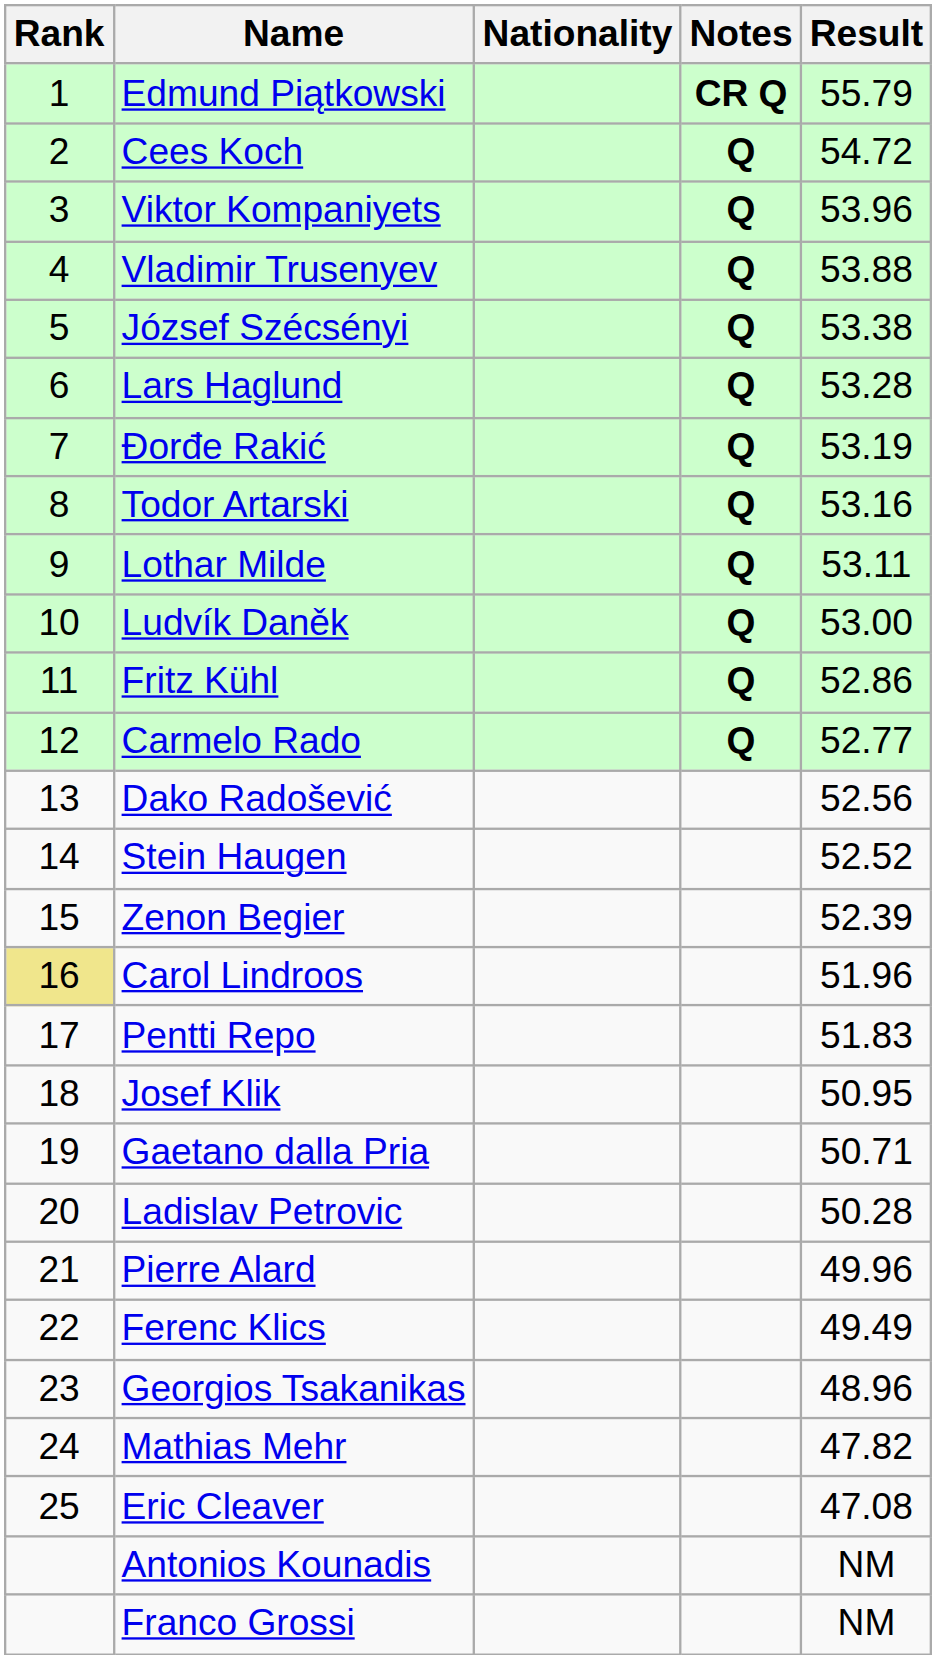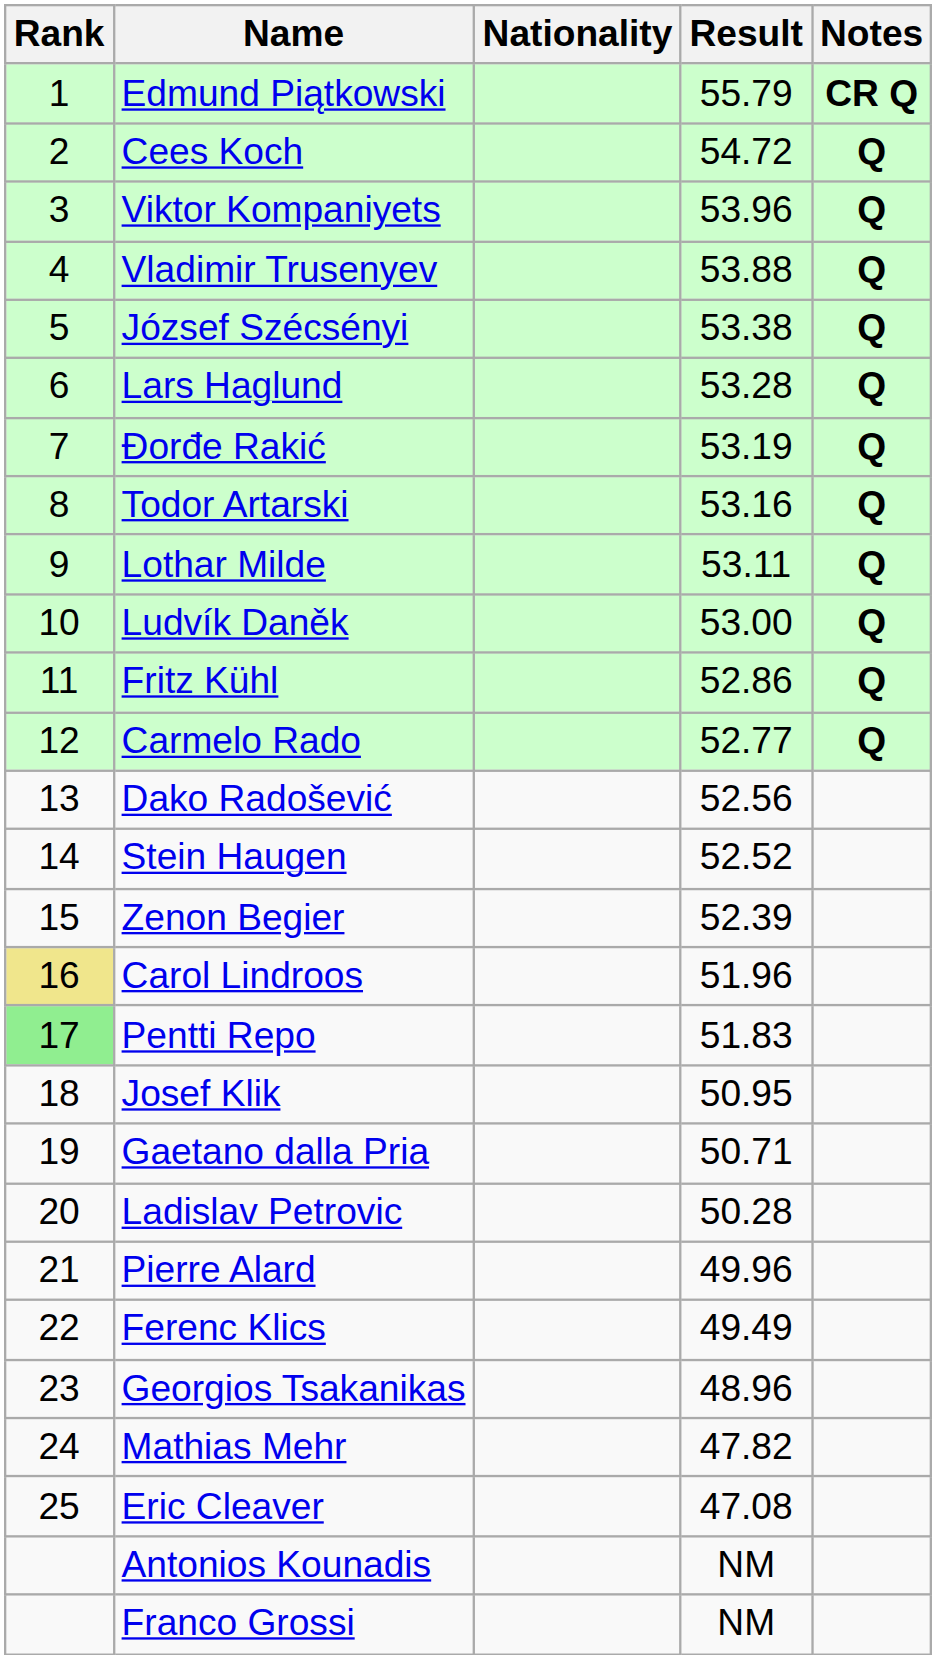columns swapped: (866, 33) <-> (741, 33)
(59, 1034) no background -> (59, 1034) lightgreen background
